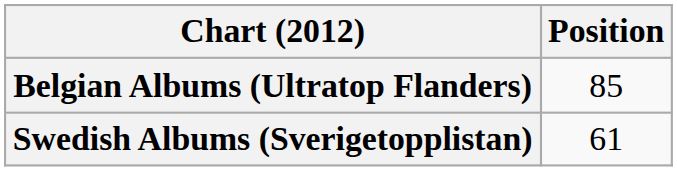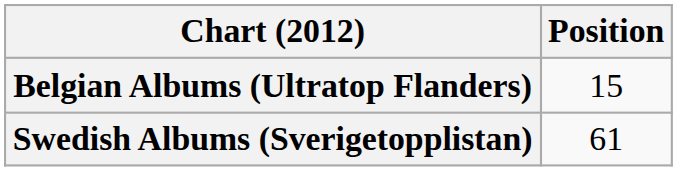(606, 84) 85 -> (606, 84) 15
